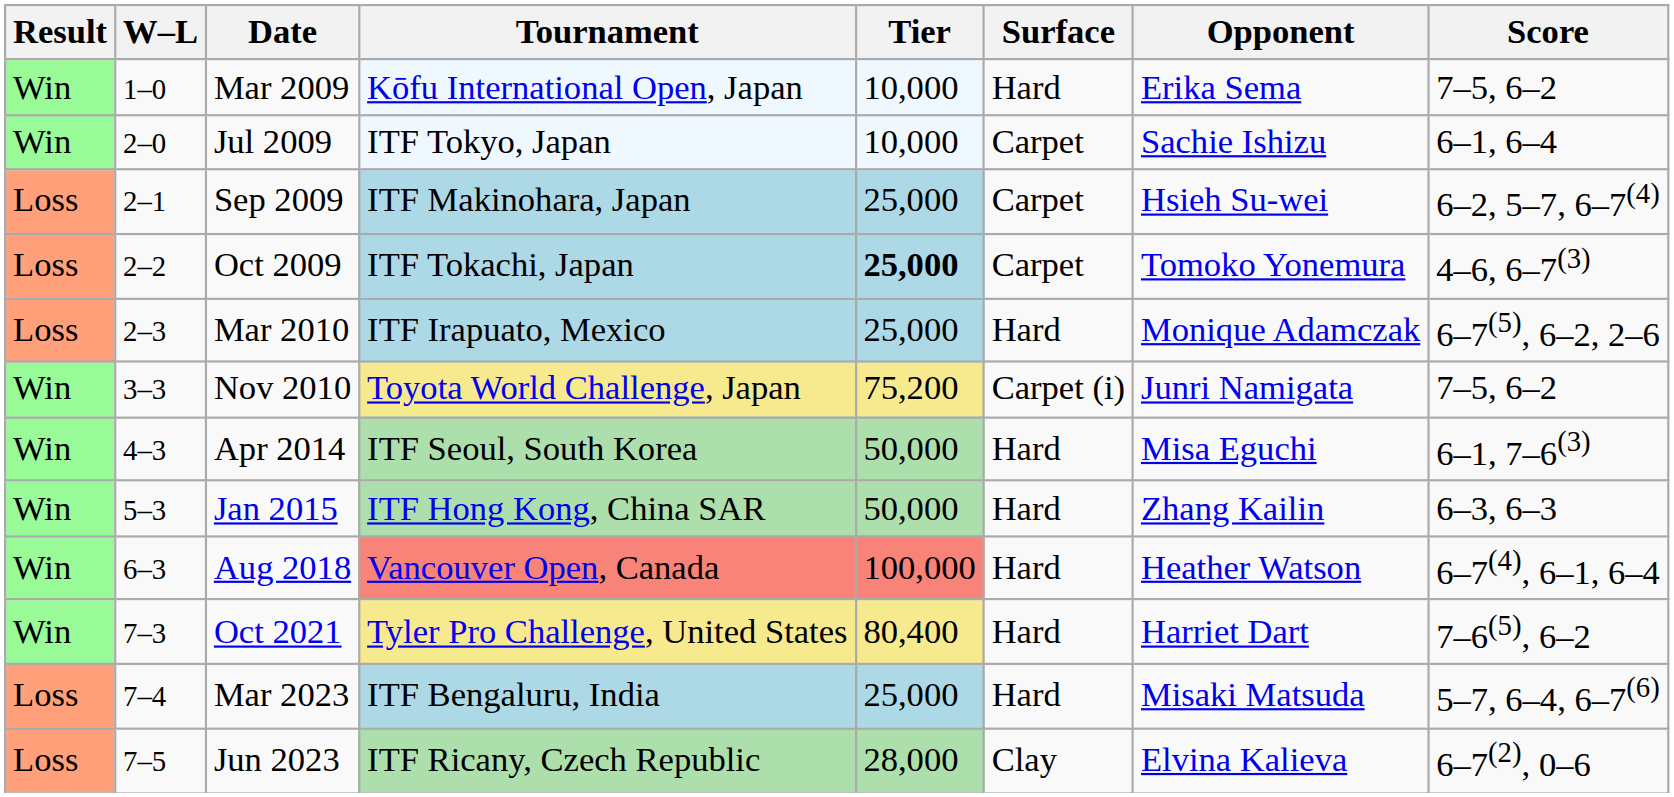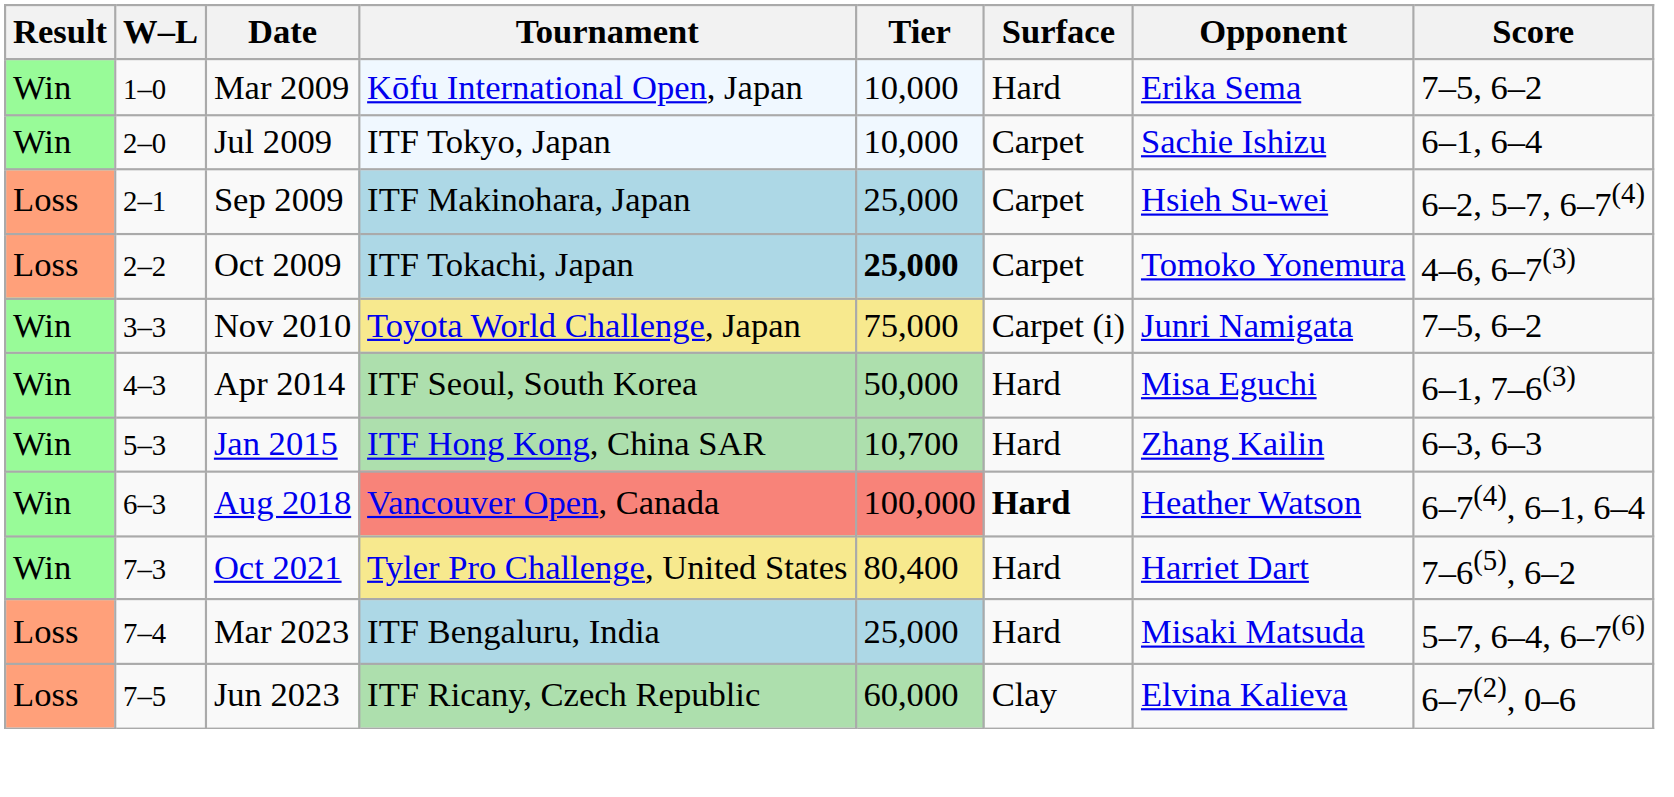- row: (282, 329)
(911, 388) 75,200 -> (911, 324) 75,000
(911, 507) 50,000 -> (911, 443) 10,700
(1026, 567) normal -> (1031, 503) bold
(911, 759) 28,000 -> (911, 695) 60,000
